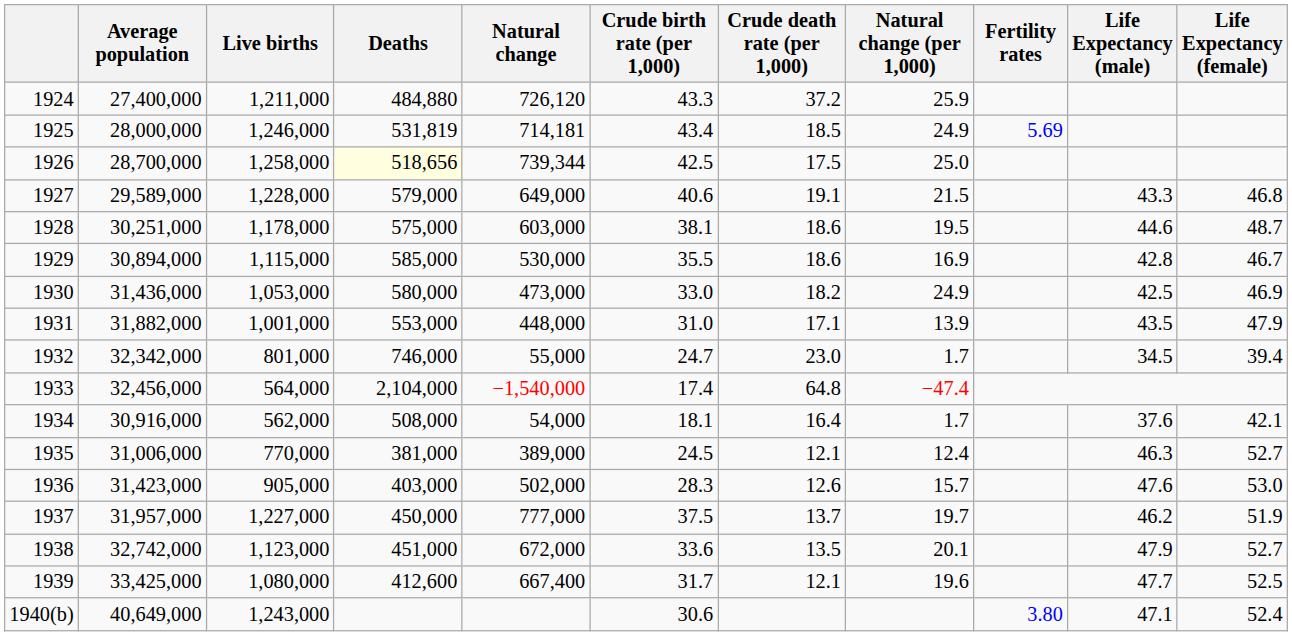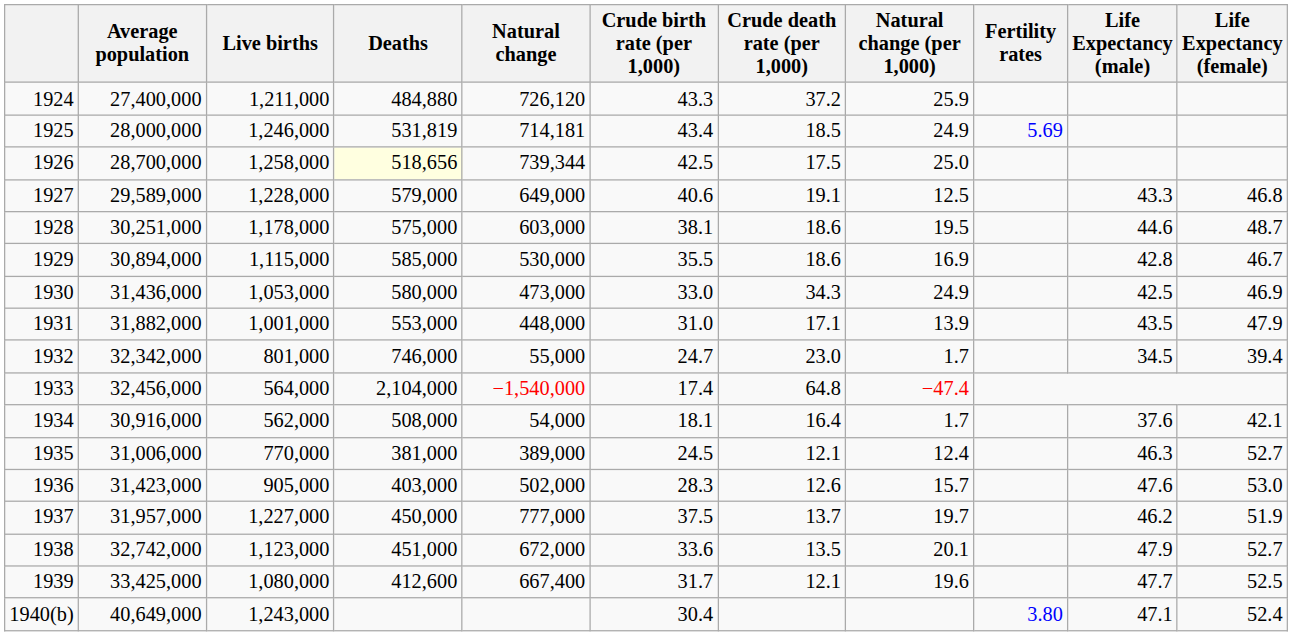(951, 195) 21.5 -> (951, 195) 12.5
(823, 291) 18.2 -> (823, 291) 34.3
(695, 614) 30.6 -> (695, 614) 30.4
